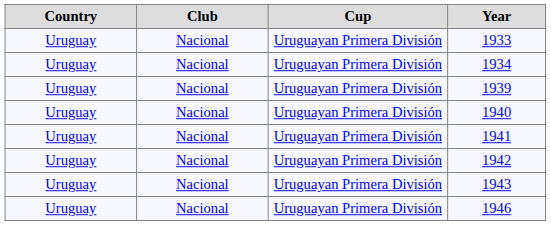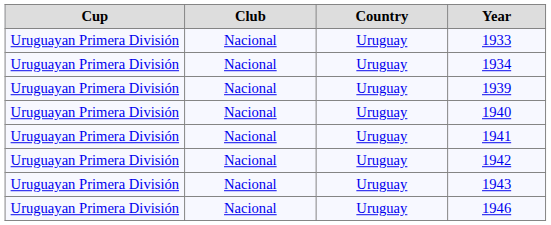columns swapped: (358, 16) <-> (71, 16)
